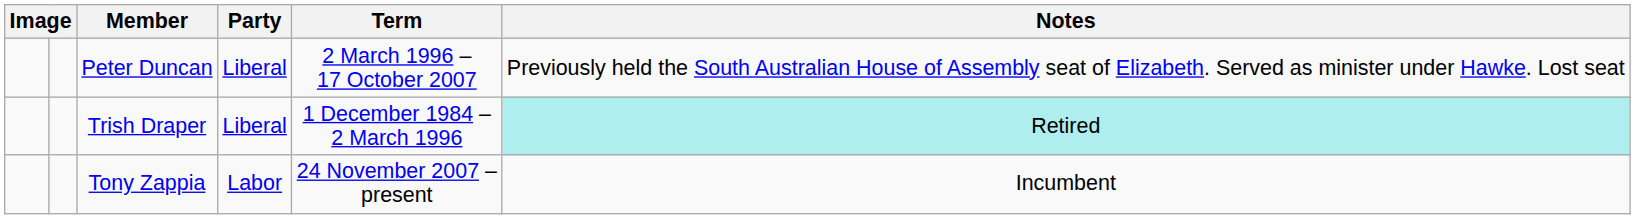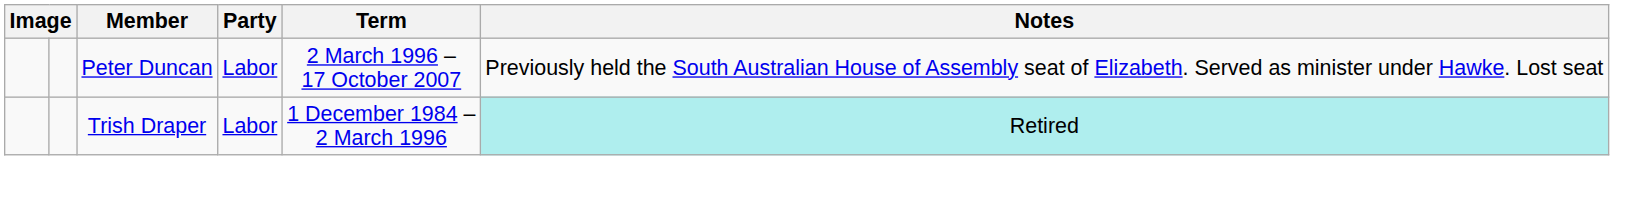(255, 67) Liberal -> (250, 67) Labor
(255, 125) Liberal -> (250, 125) Labor
- row: (147, 183)
